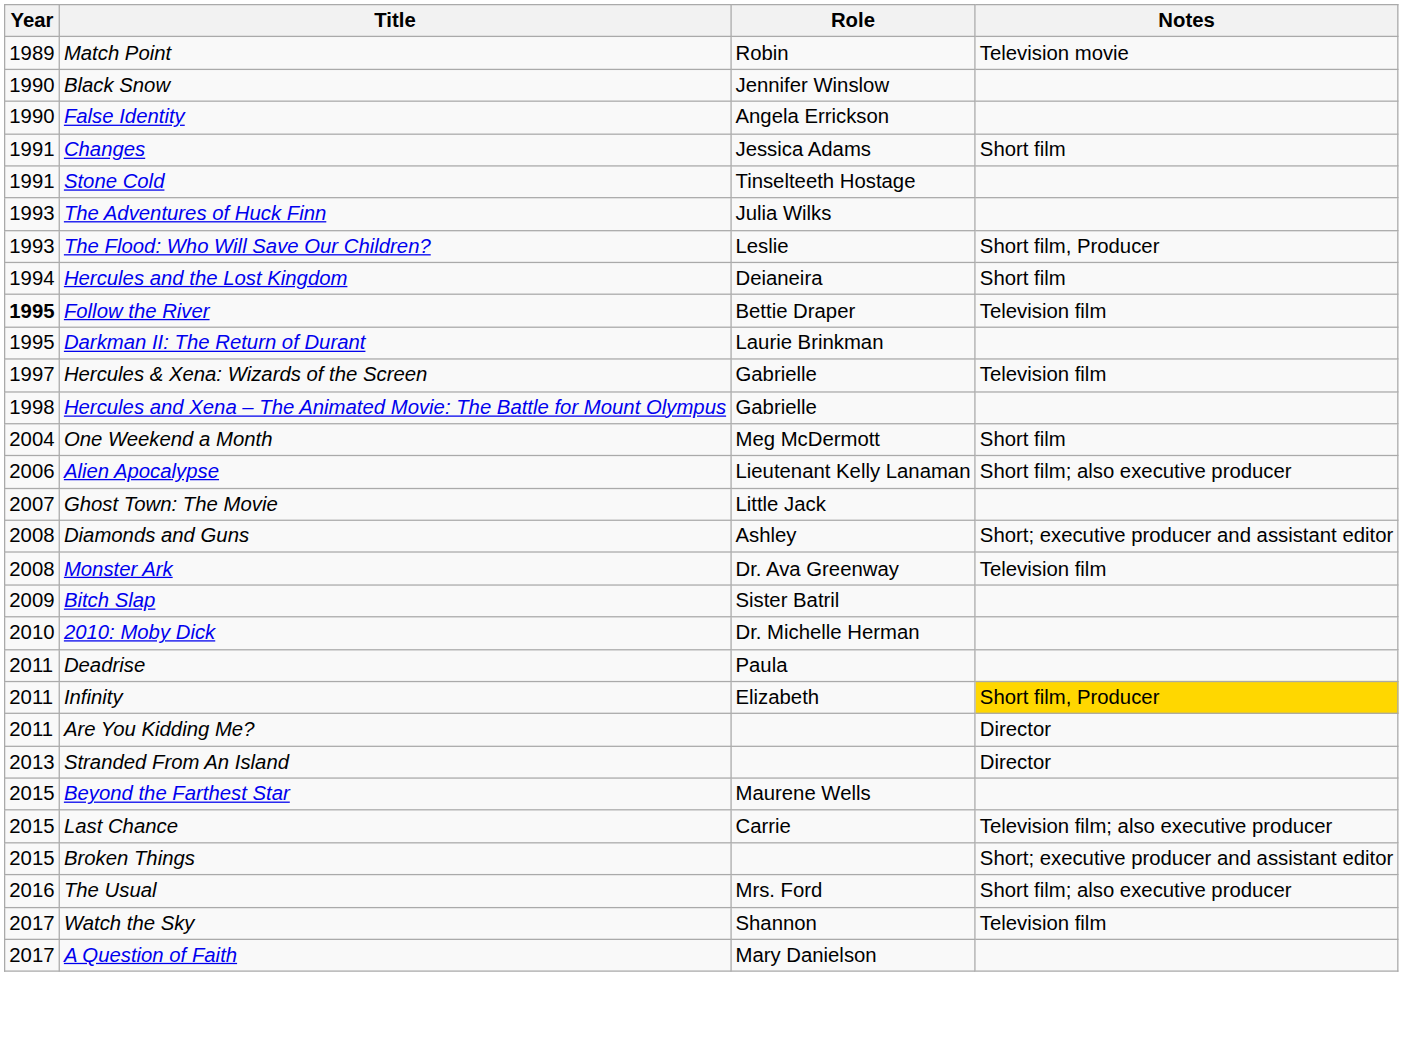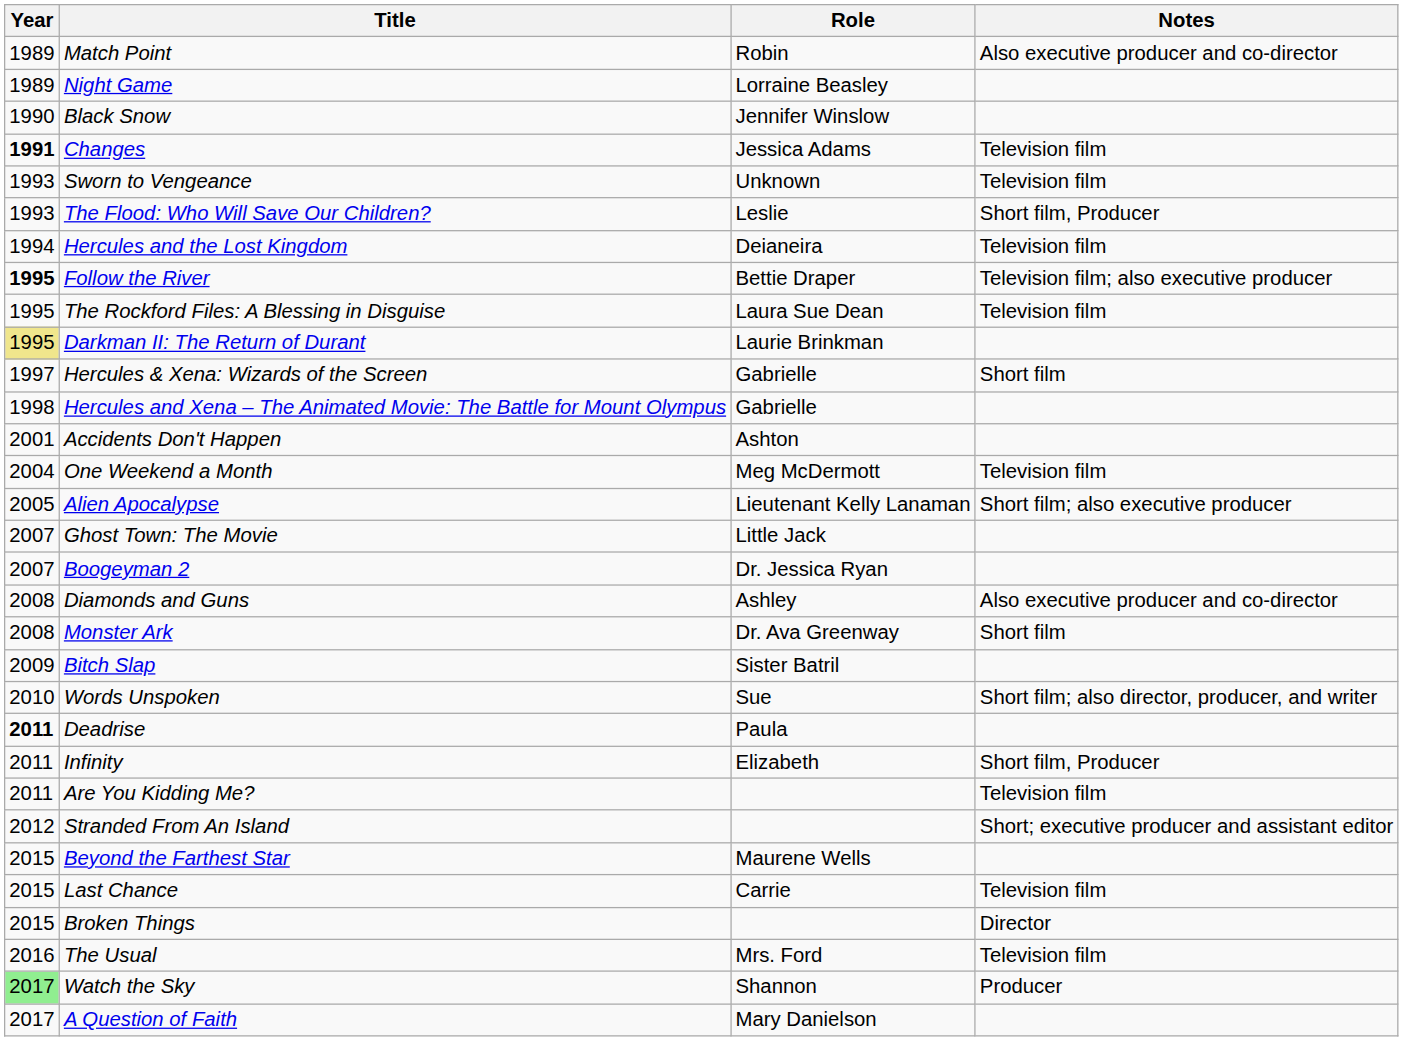(1054, 52) Television movie -> (1159, 52) Also executive producer and co-director
+ row: (118, 85)
- row: (124, 117)
(32, 149) normal -> (32, 149) bold
(1023, 149) Short film -> (1043, 149) Television film
- row: (114, 181)
+ row: (158, 181)
- row: (195, 213)
(1023, 278) Short film -> (1043, 246) Television film
(1043, 310) Television film -> (1156, 278) Television film; also executive producer
+ row: (255, 310)
(32, 342) no background -> (32, 342) khaki background
(1043, 375) Television film -> (1023, 375) Short film
+ row: (173, 439)
(1023, 439) Short film -> (1043, 471) Television film
(32, 471) 2006 -> (32, 504) 2005
+ row: (127, 568)
(1187, 536) Short; executive producer and assistant editor -> (1159, 600) Also executive producer and co-director
(1043, 568) Television film -> (1023, 632) Short film
+ row: (142, 697)
- row: (140, 632)
(31, 665) normal -> (31, 729) bold
(1070, 697) gold background -> (1070, 761) no background
(1015, 729) Director -> (1043, 794) Television film
(32, 761) 2013 -> (32, 826) 2012
(1015, 761) Director -> (1187, 826) Short; executive producer and assistant editor
(1156, 826) Television film; also executive producer -> (1043, 890) Television film
(1187, 858) Short; executive producer and assistant editor -> (1015, 922) Director
(1136, 890) Short film; also executive producer -> (1043, 955) Television film
(32, 922) no background -> (32, 987) lightgreen background
(1043, 922) Television film -> (1021, 987) Producer
